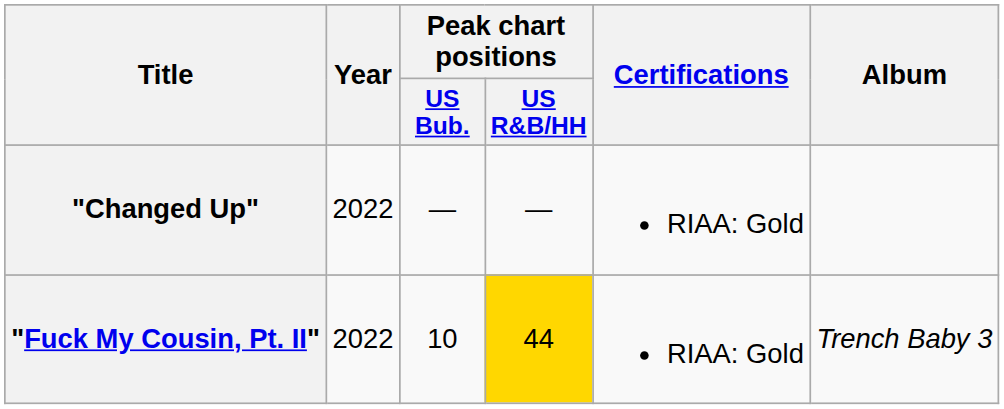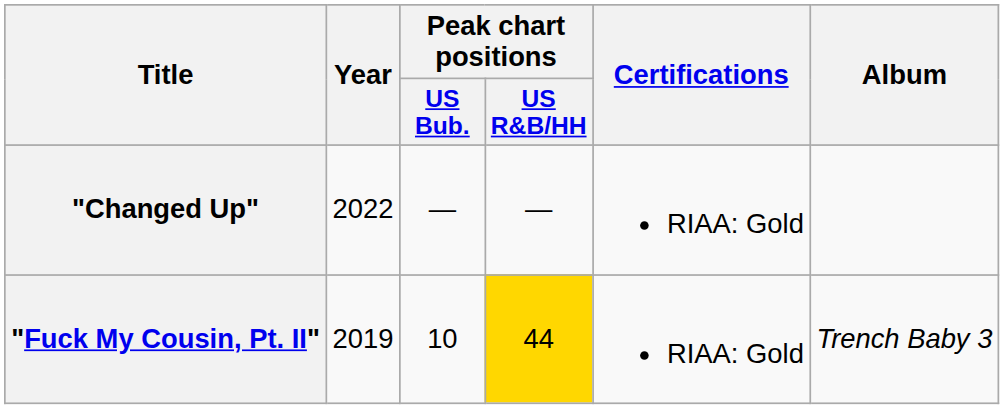(363, 338) 2022 -> (363, 338) 2019
